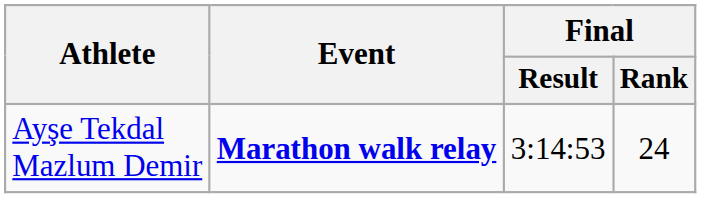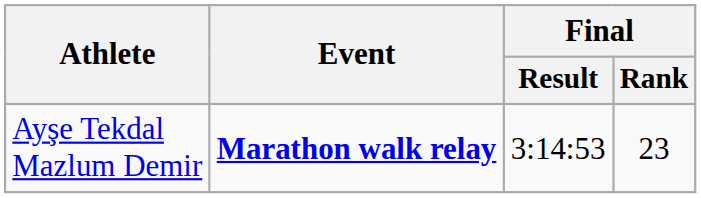(654, 148) 24 -> (654, 148) 23
